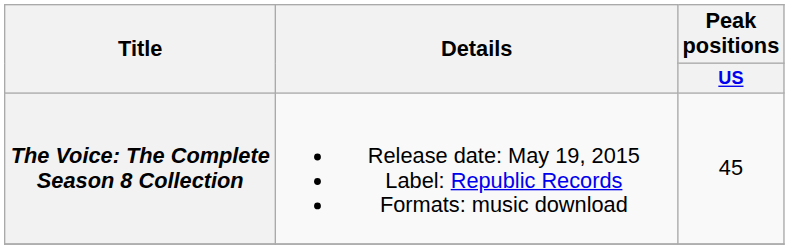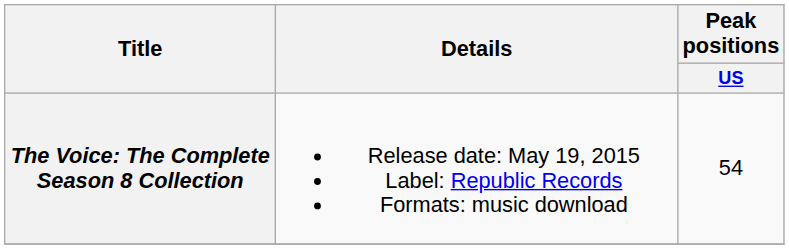(731, 168) 45 -> (731, 168) 54
